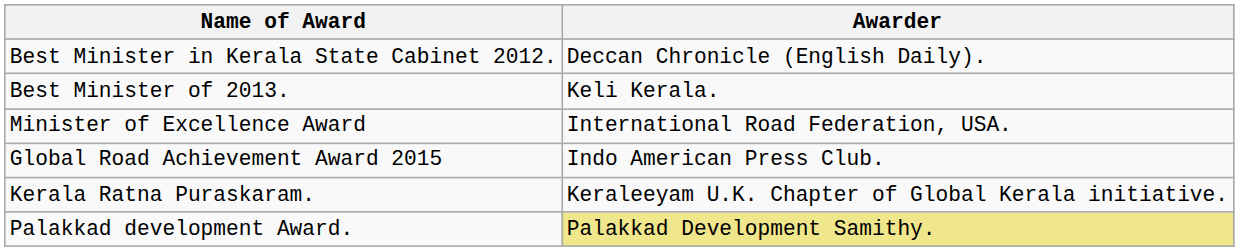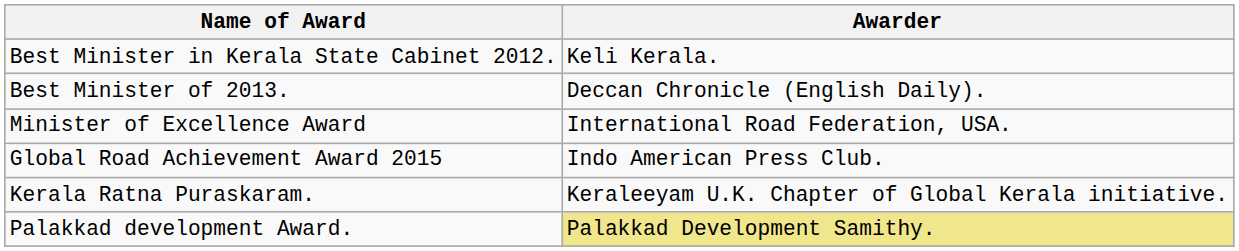(777, 57) Deccan Chronicle (English Daily). -> (643, 57) Keli Kerala.
(643, 91) Keli Kerala. -> (777, 91) Deccan Chronicle (English Daily).
